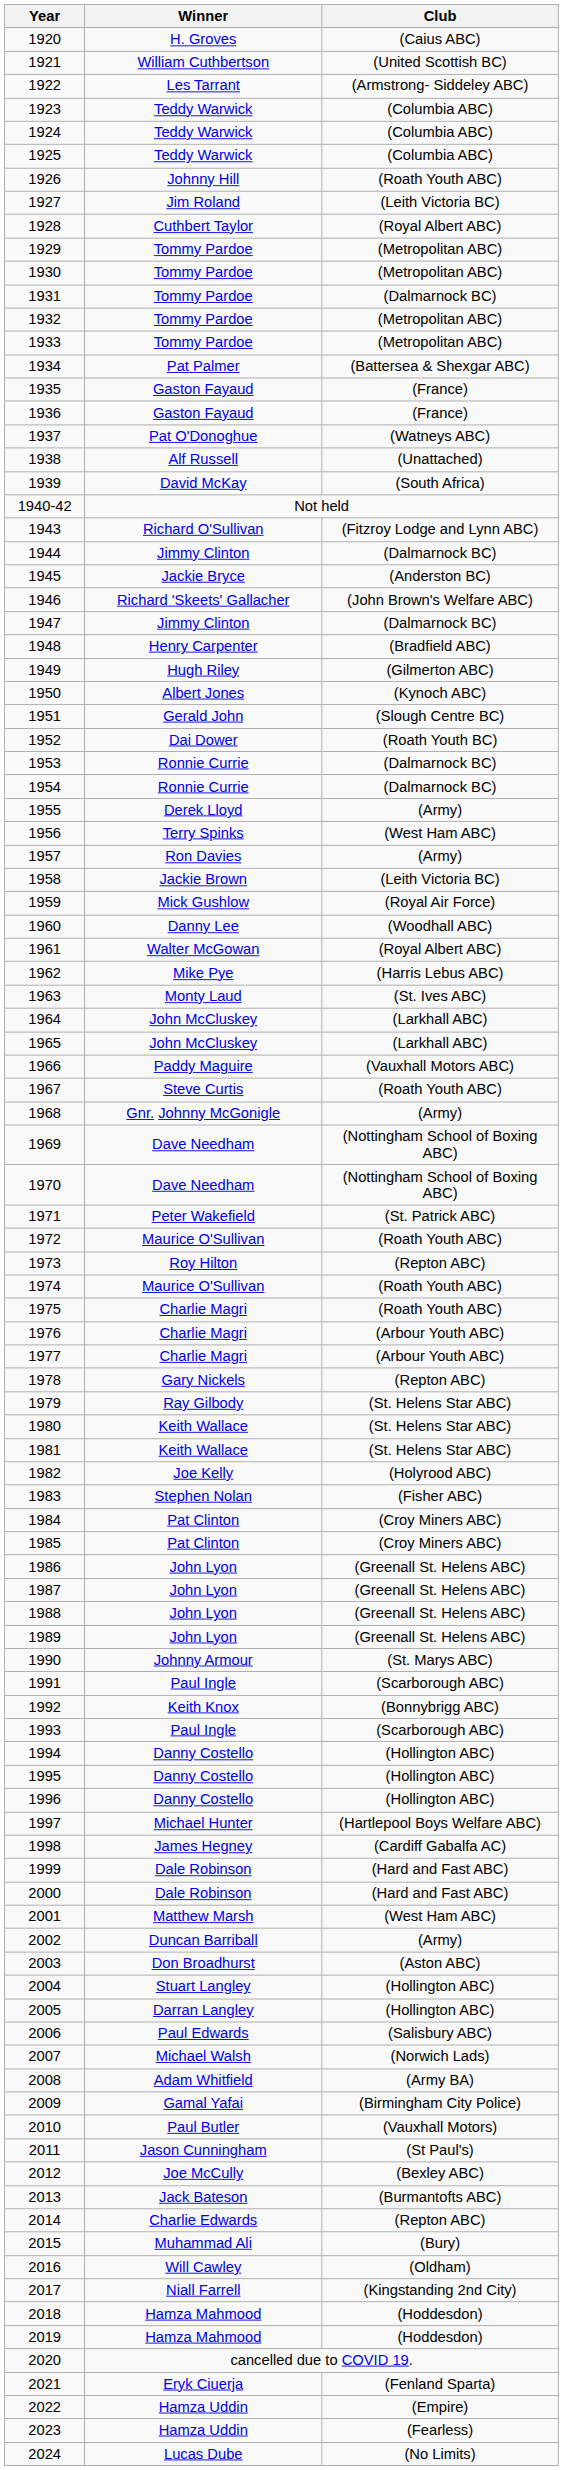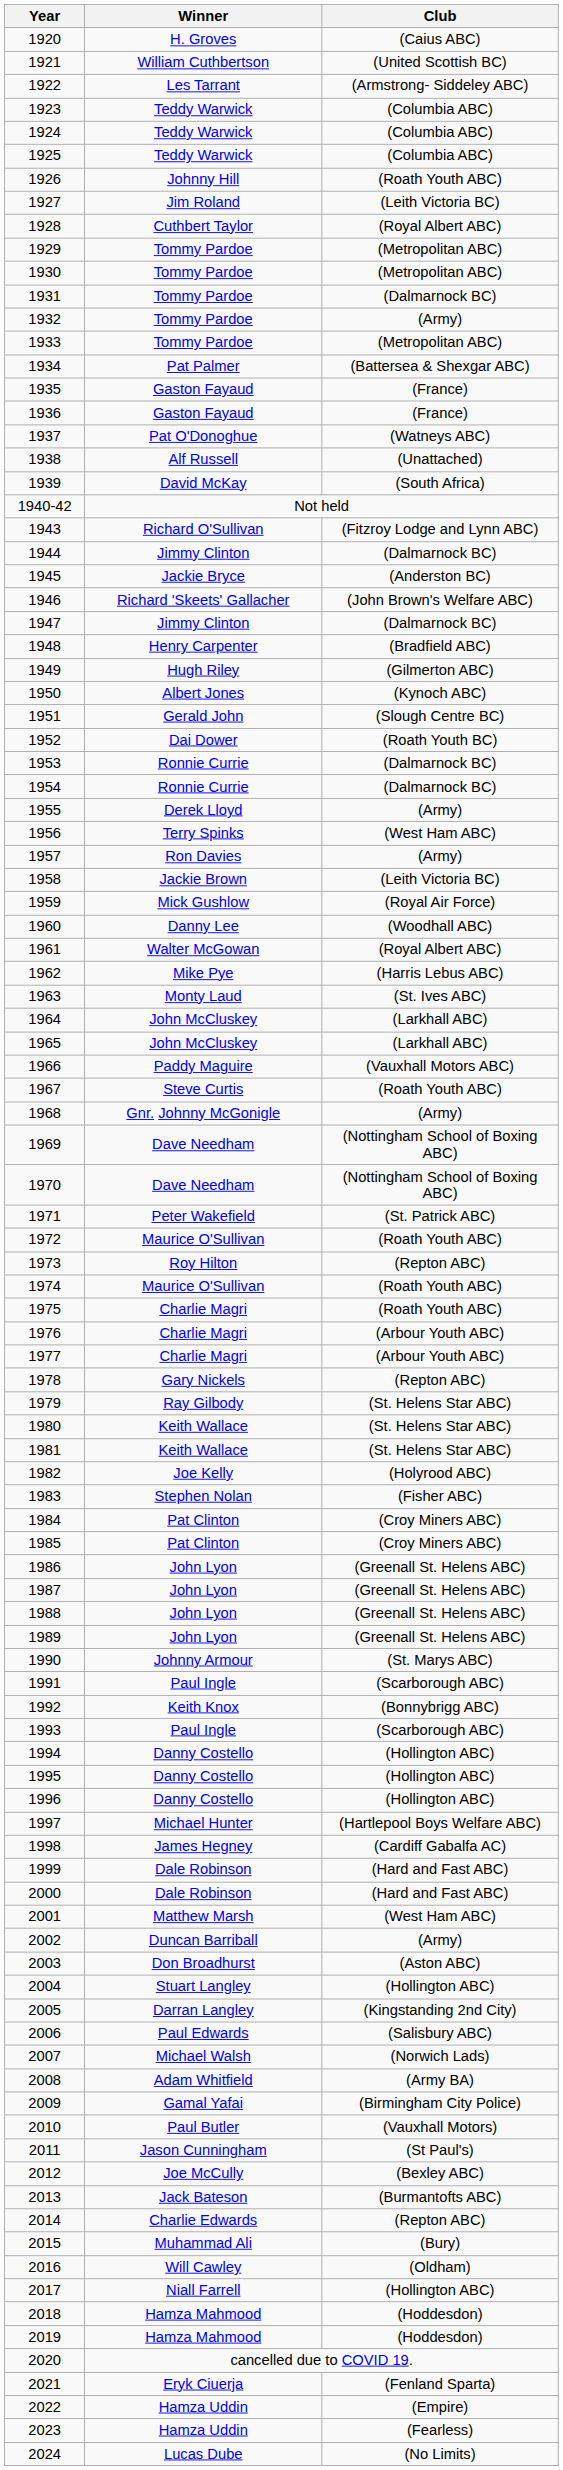(440, 319) (Metropolitan ABC) -> (440, 319) (Army)
(440, 2010) (Hollington ABC) -> (440, 2010) (Kingstanding 2nd City)
(440, 2290) (Kingstanding 2nd City) -> (440, 2290) (Hollington ABC)
